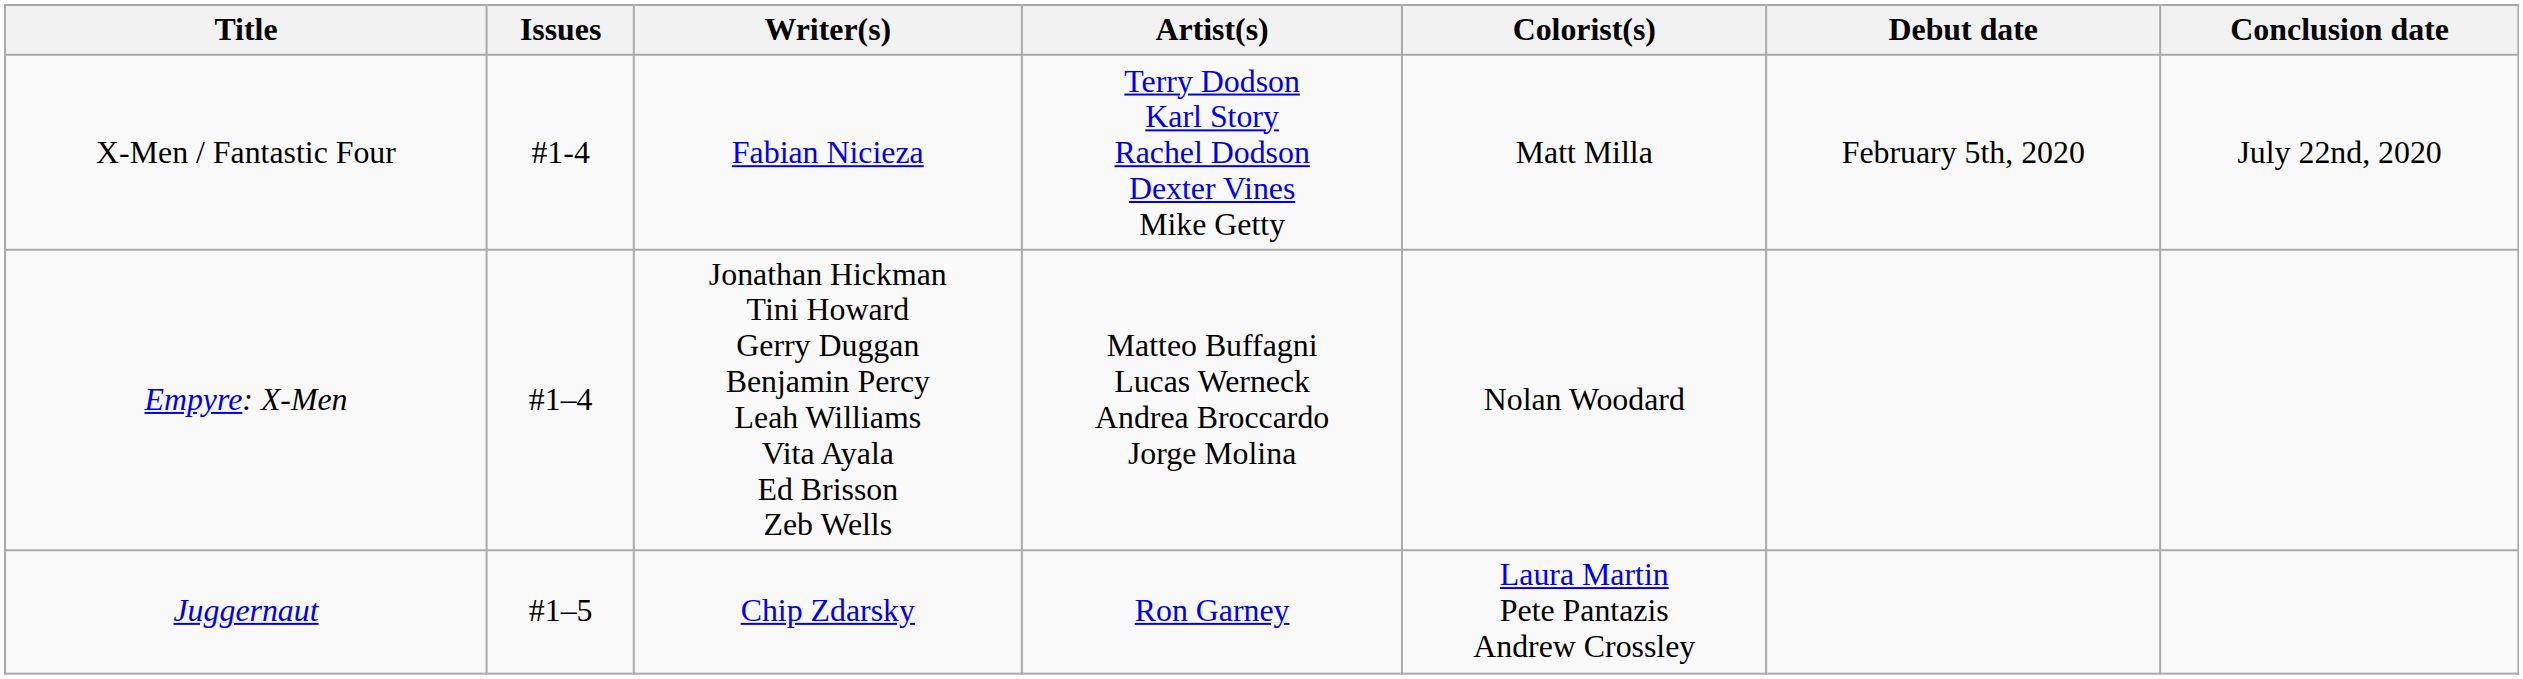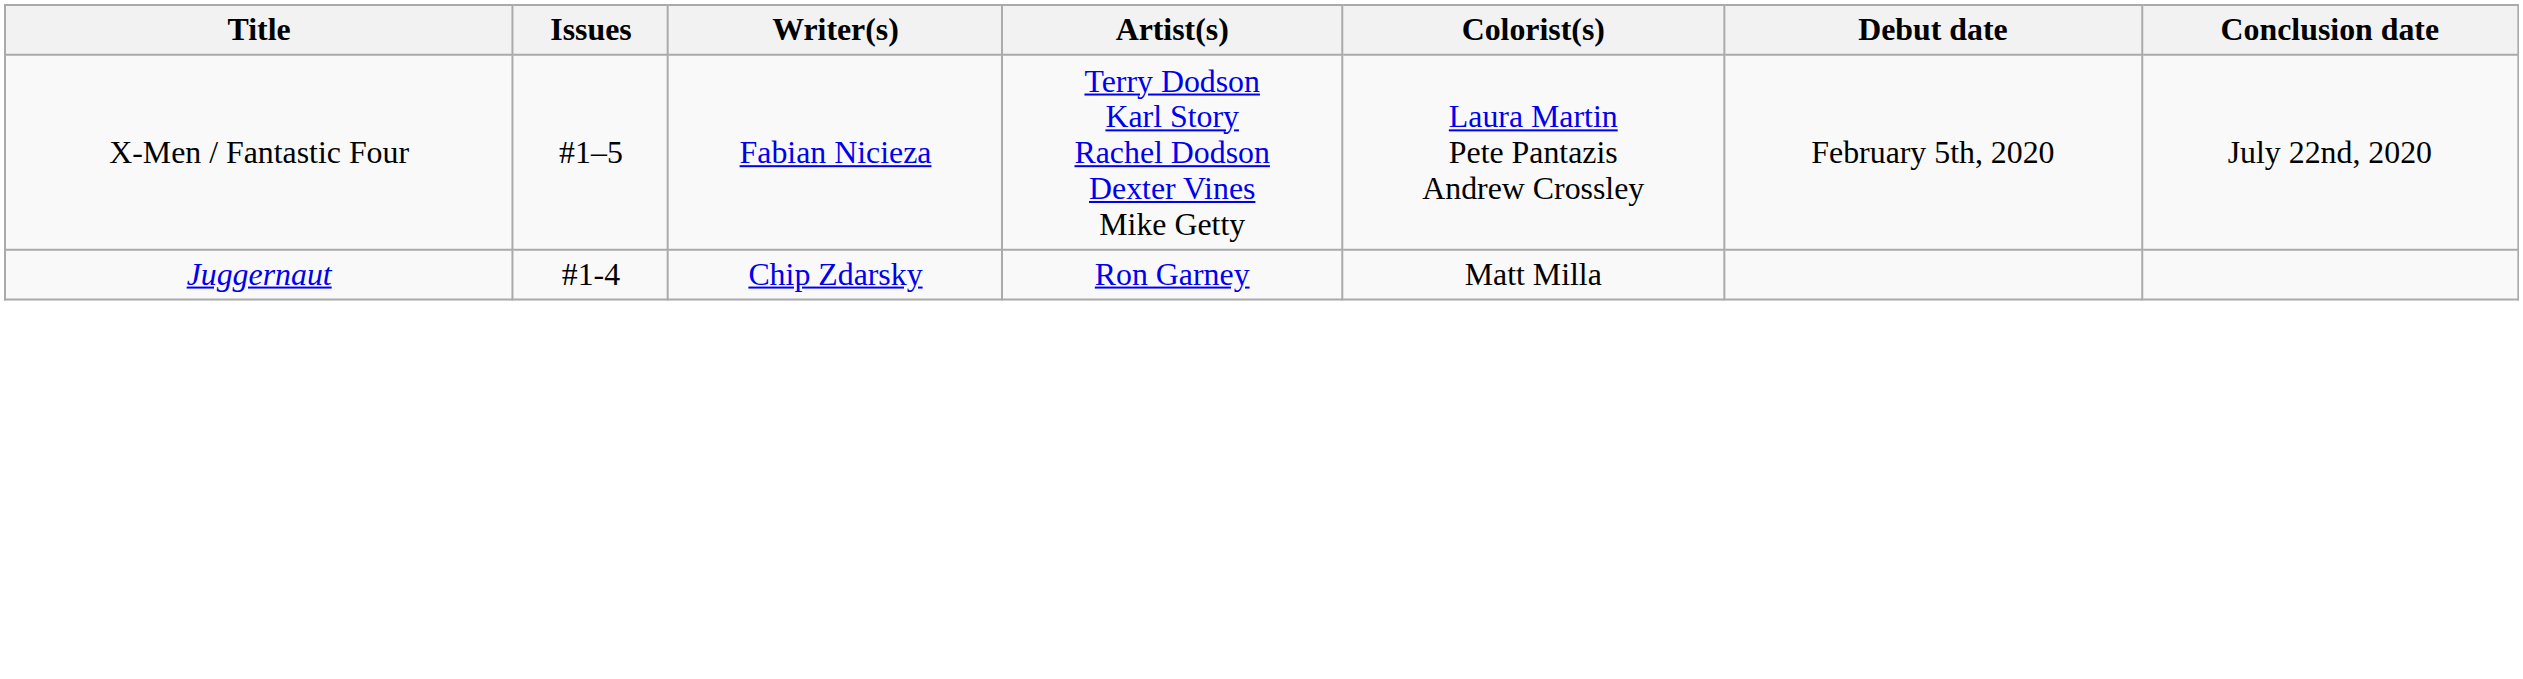(561, 151) #1-4 -> (591, 151) #1–5
(1584, 151) Matt Milla -> (1533, 151) Laura Martin Pete Pantazis Andrew Crossley
- row: (246, 399)
(561, 611) #1–5 -> (591, 274) #1-4
(1584, 611) Laura Martin Pete Pantazis Andrew Crossley -> (1533, 274) Matt Milla
